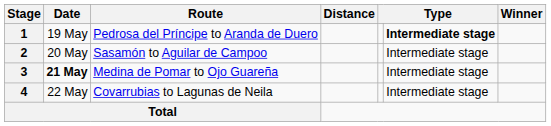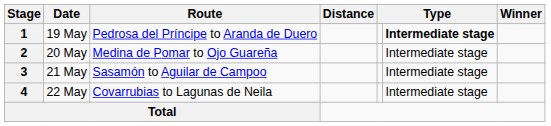(180, 53) Sasamón to Aguilar de Campoo -> (185, 53) Medina de Pomar to Ojo Guareña
(67, 72) bold -> (67, 72) normal
(186, 72) Medina de Pomar to Ojo Guareña -> (180, 72) Sasamón to Aguilar de Campoo
